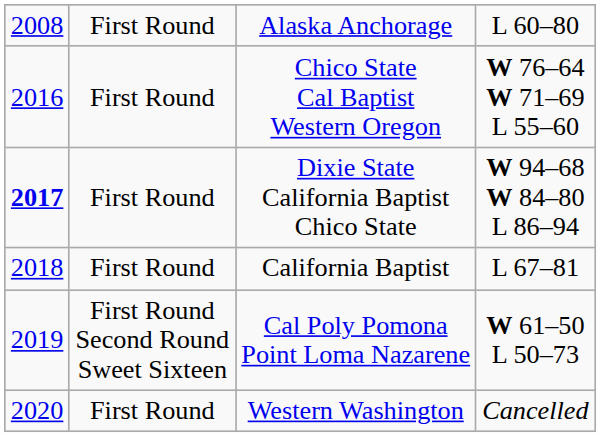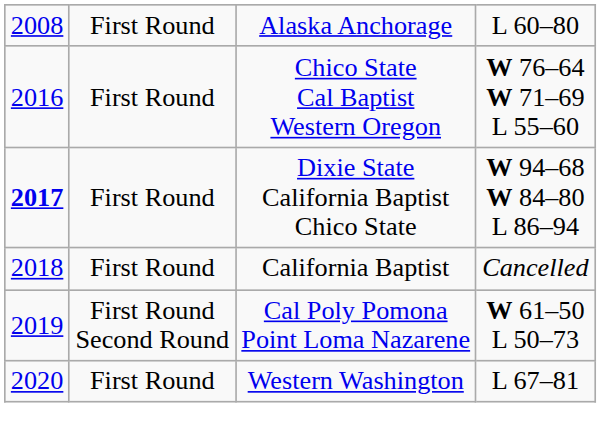(535, 268) L 67–81 -> (535, 268) Cancelled
(152, 339) First Round Second Round Sweet Sixteen -> (152, 324) First Round Second Round
(535, 410) Cancelled -> (535, 380) L 67–81
